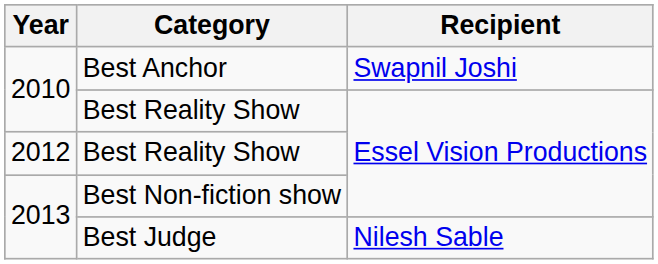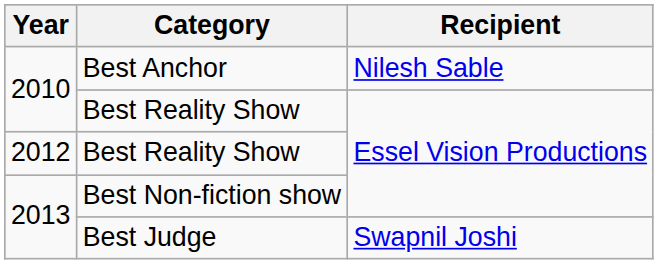(435, 68) Swapnil Joshi -> (428, 68) Nilesh Sable
(428, 237) Nilesh Sable -> (435, 237) Swapnil Joshi
